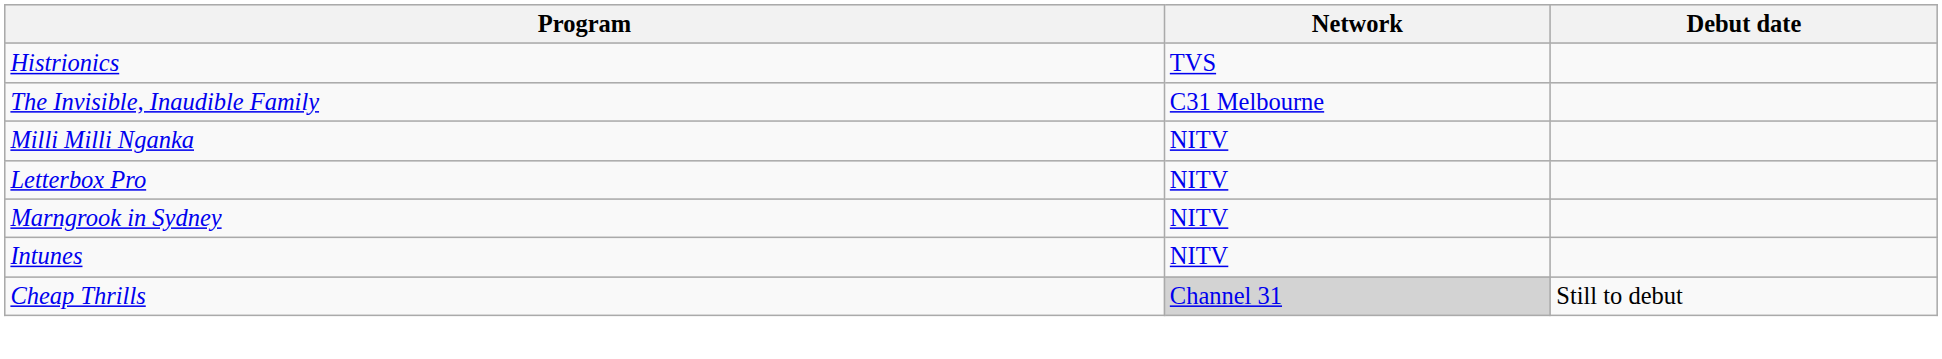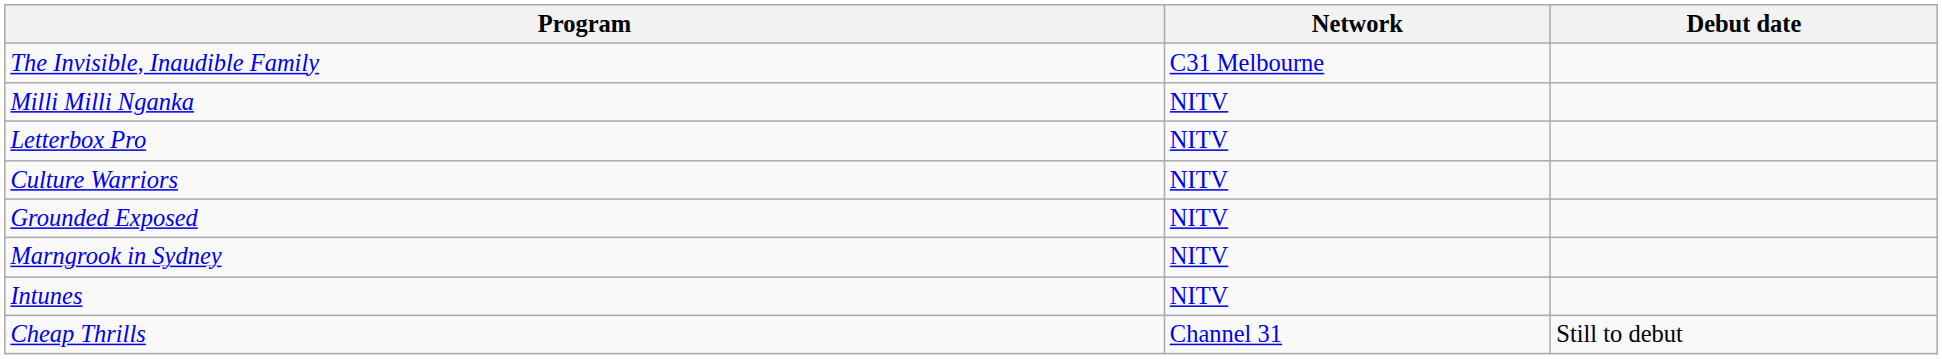- row: (65, 62)
+ row: (94, 179)
+ row: (104, 218)
(1226, 295) lightgrey background -> (1226, 334) no background
